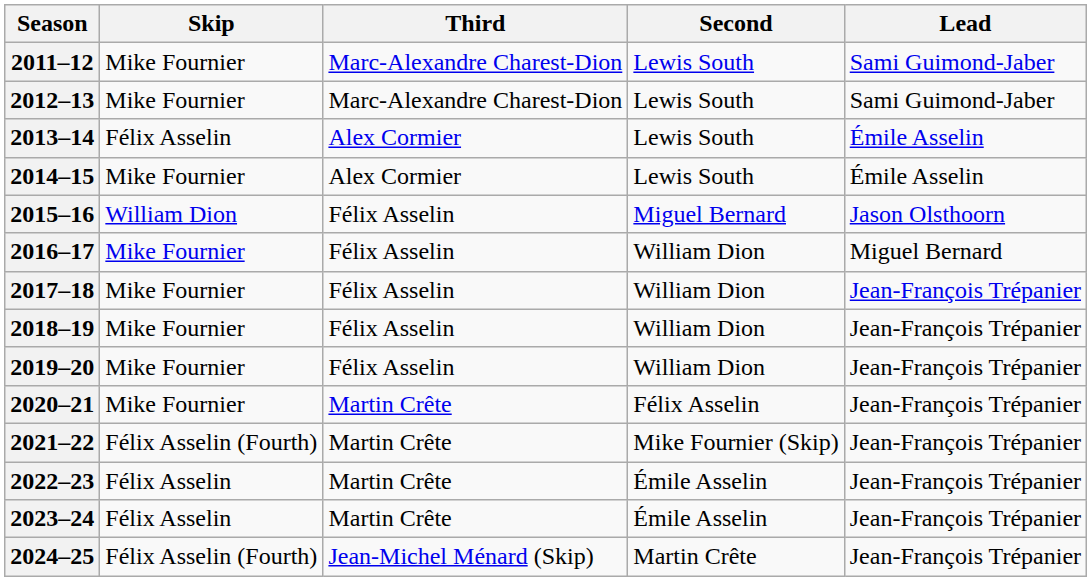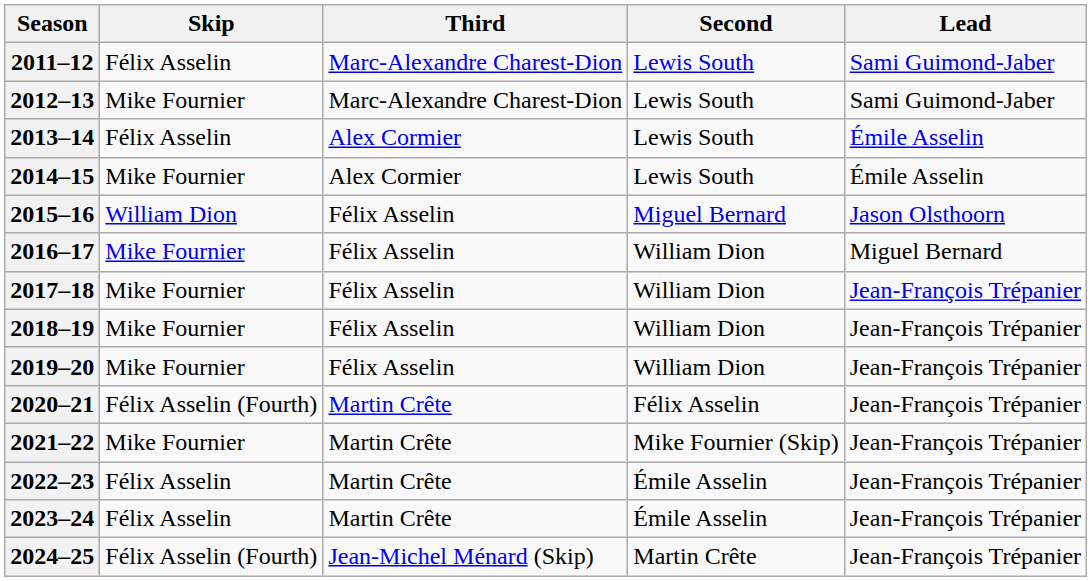(175, 61) Mike Fournier -> (168, 61) Félix Asselin
(175, 404) Mike Fournier -> (211, 404) Félix Asselin (Fourth)
(211, 442) Félix Asselin (Fourth) -> (175, 442) Mike Fournier
